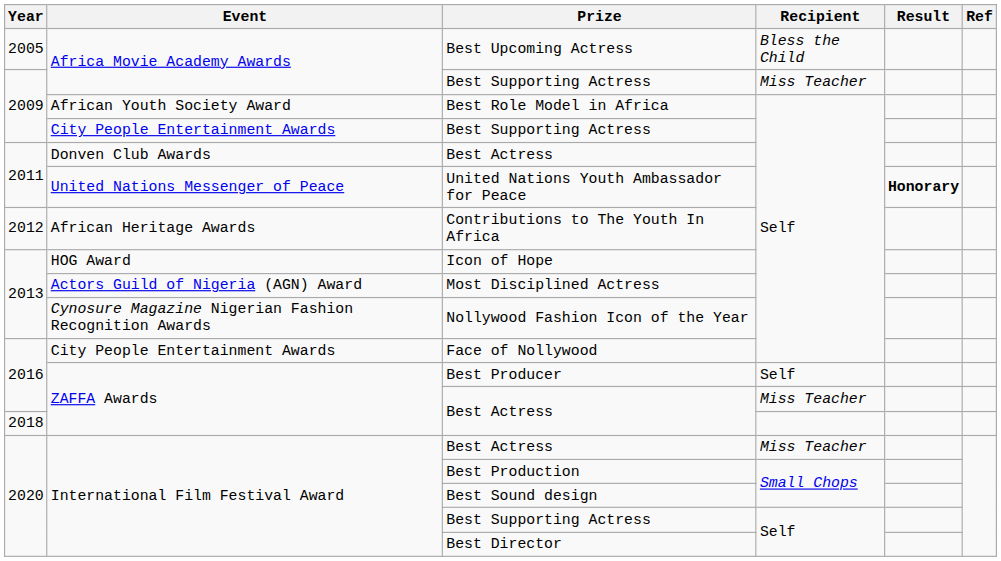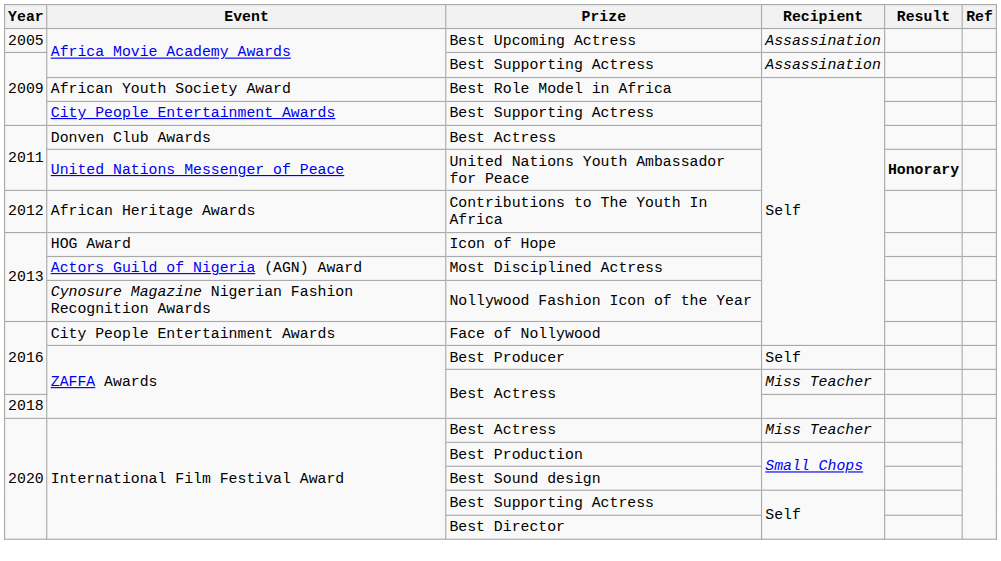(800, 49) Bless the Child -> (823, 41) Assassination
(813, 82) Miss Teacher -> (823, 65) Assassination
